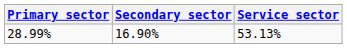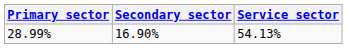(259, 34) 53.13% -> (259, 34) 54.13%
